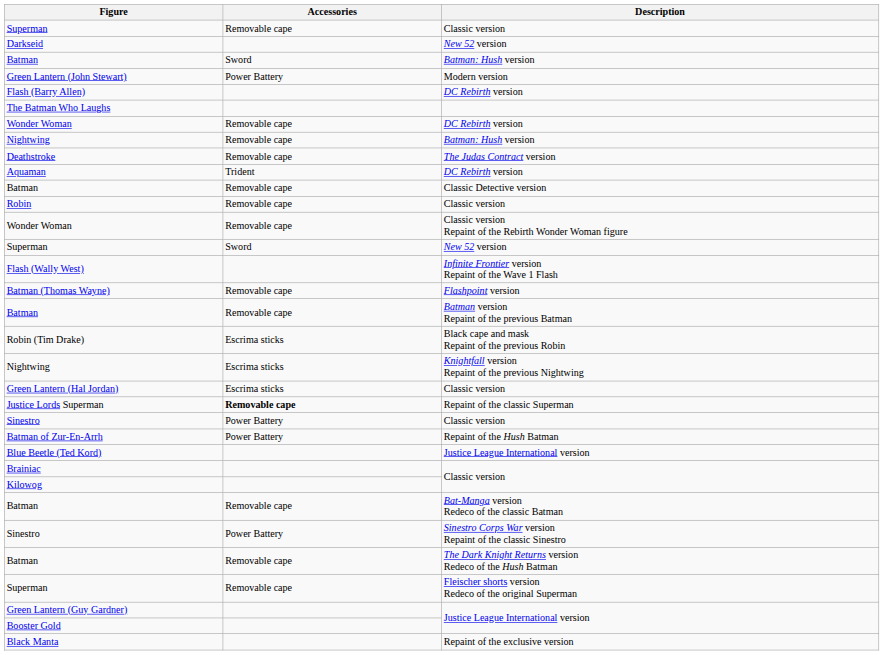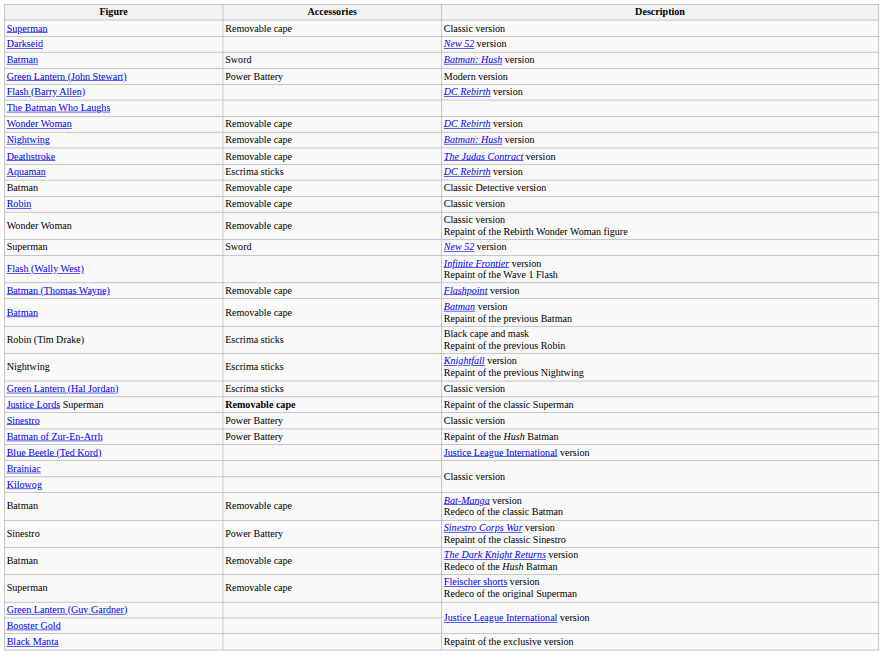(240, 172) Trident -> (254, 172) Escrima sticks
